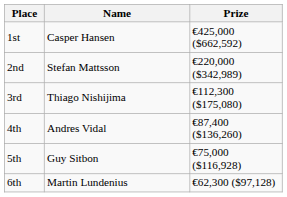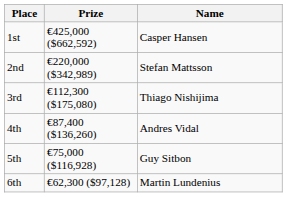columns swapped: (117, 13) <-> (236, 13)
